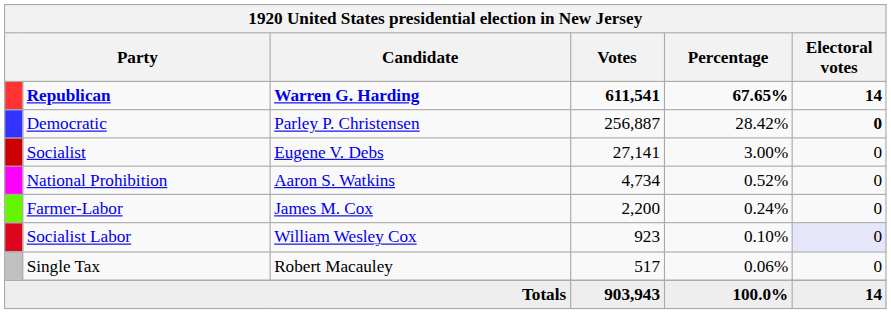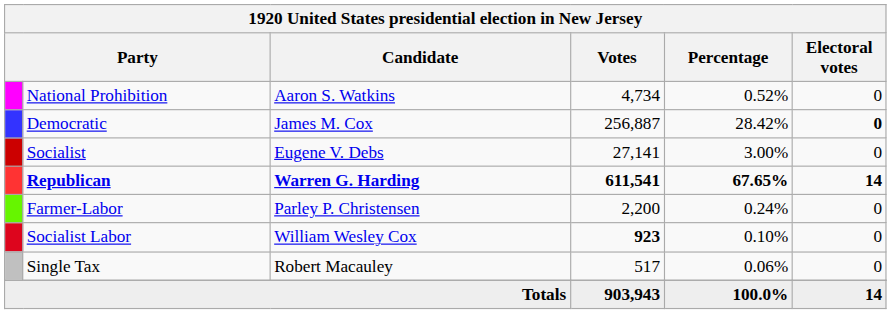rows swapped: (69, 95) <-> (97, 180)
(347, 124) Parley P. Christensen -> (324, 124) James M. Cox
(324, 209) James M. Cox -> (347, 209) Parley P. Christensen
(647, 237) normal -> (647, 237) bold
(878, 237) lavender background -> (878, 237) no background
